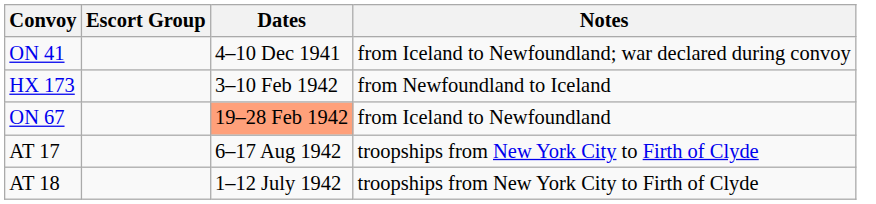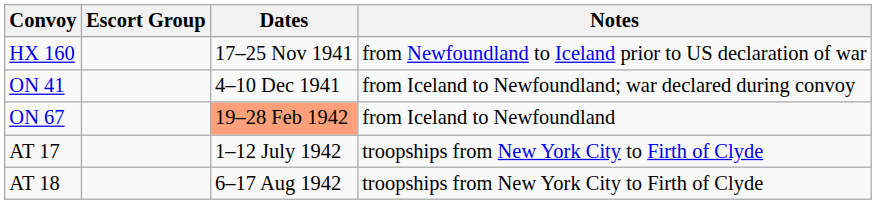+ row: (42, 53)
- row: (42, 85)
(278, 150) 6–17 Aug 1942 -> (278, 150) 1–12 July 1942
(278, 183) 1–12 July 1942 -> (278, 183) 6–17 Aug 1942
